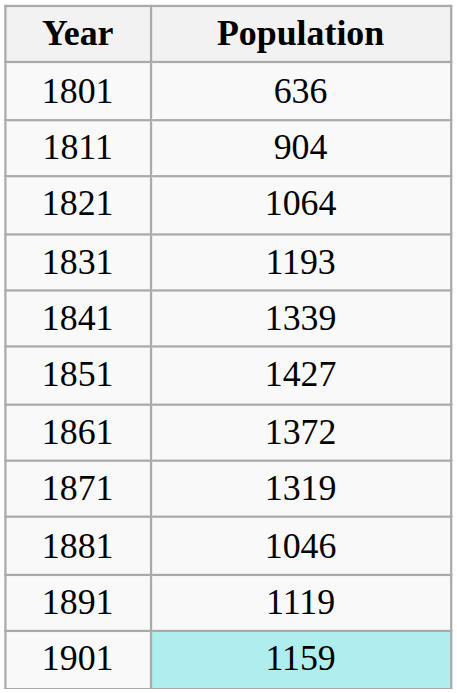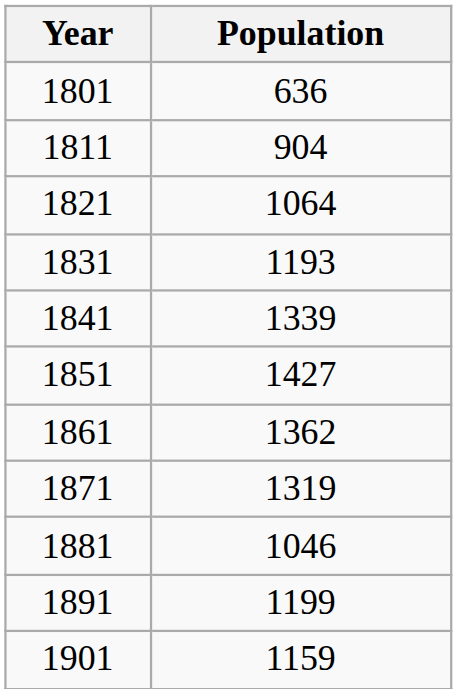(301, 431) 1372 -> (301, 431) 1362
(301, 602) 1119 -> (301, 602) 1199
(301, 658) paleturquoise background -> (301, 658) no background
